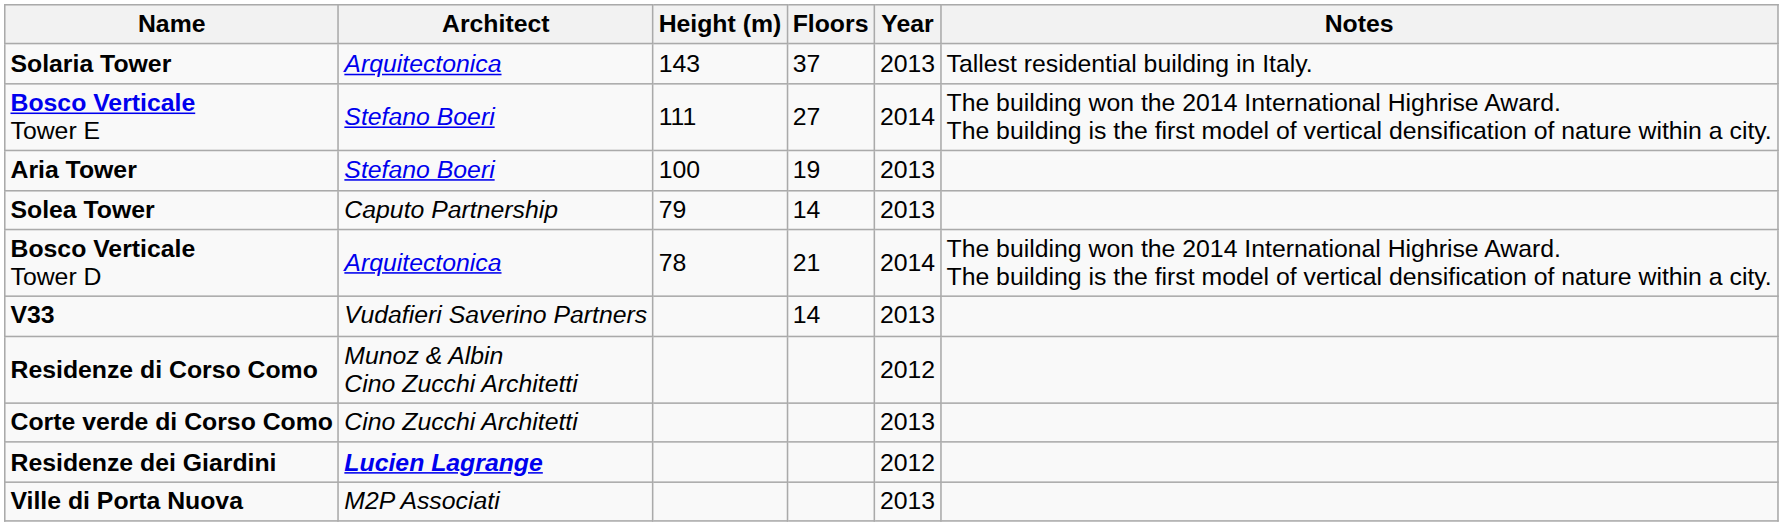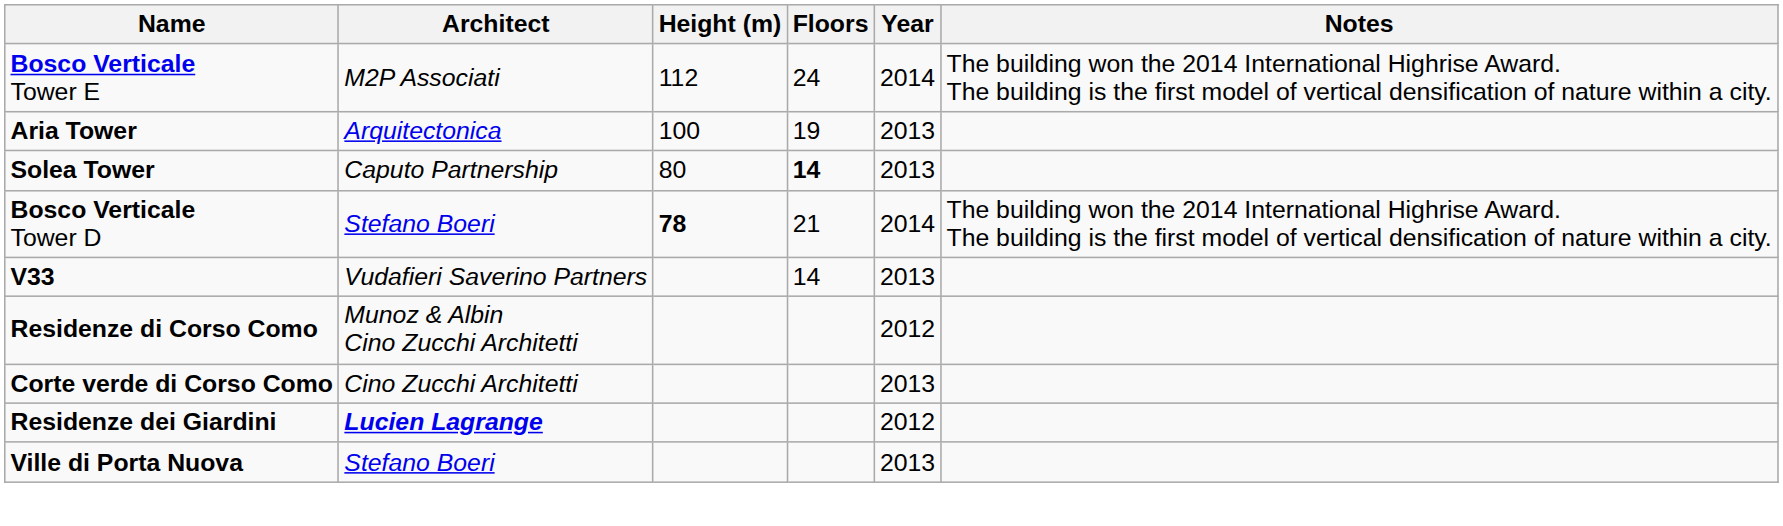- row: (91, 63)
(420, 116) Stefano Boeri -> (422, 77) M2P Associati
(677, 116) 111 -> (678, 77) 112
(806, 116) 27 -> (806, 77) 24
(420, 170) Stefano Boeri -> (423, 130) Arquitectonica
(672, 209) 79 -> (672, 170) 80
(806, 209) normal -> (806, 170) bold
(423, 262) Arquitectonica -> (420, 223) Stefano Boeri
(672, 262) normal -> (672, 223) bold
(422, 501) M2P Associati -> (420, 461) Stefano Boeri
